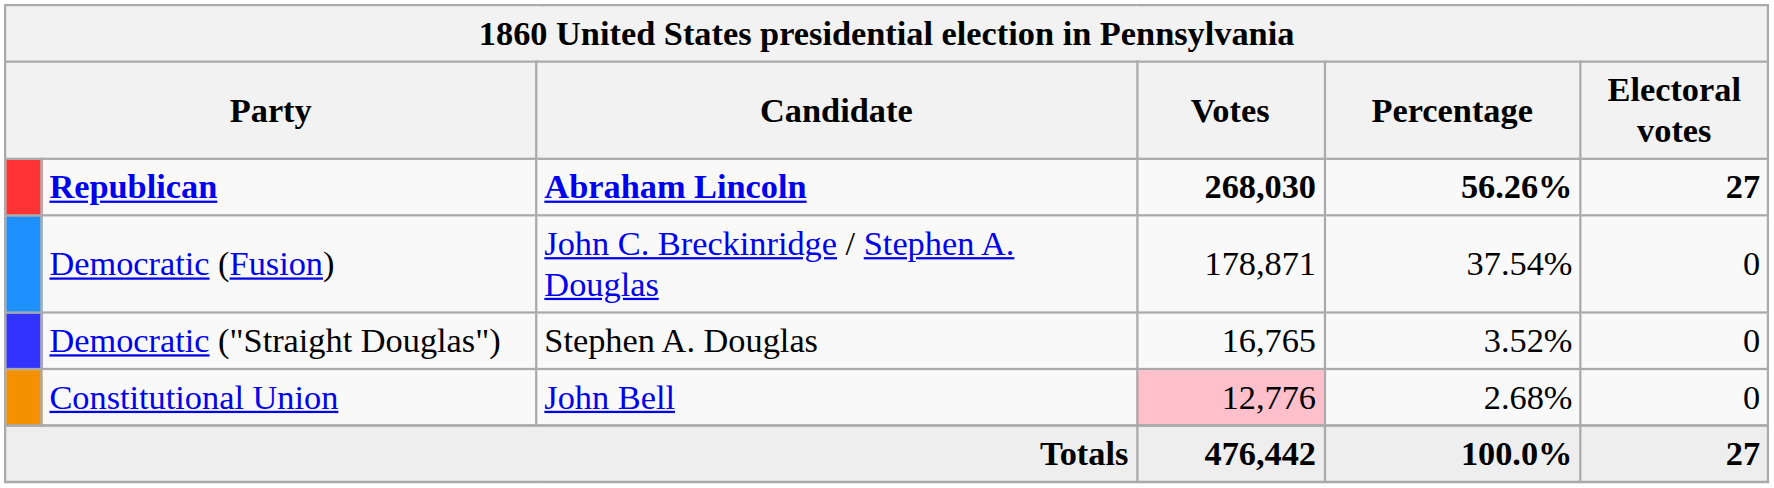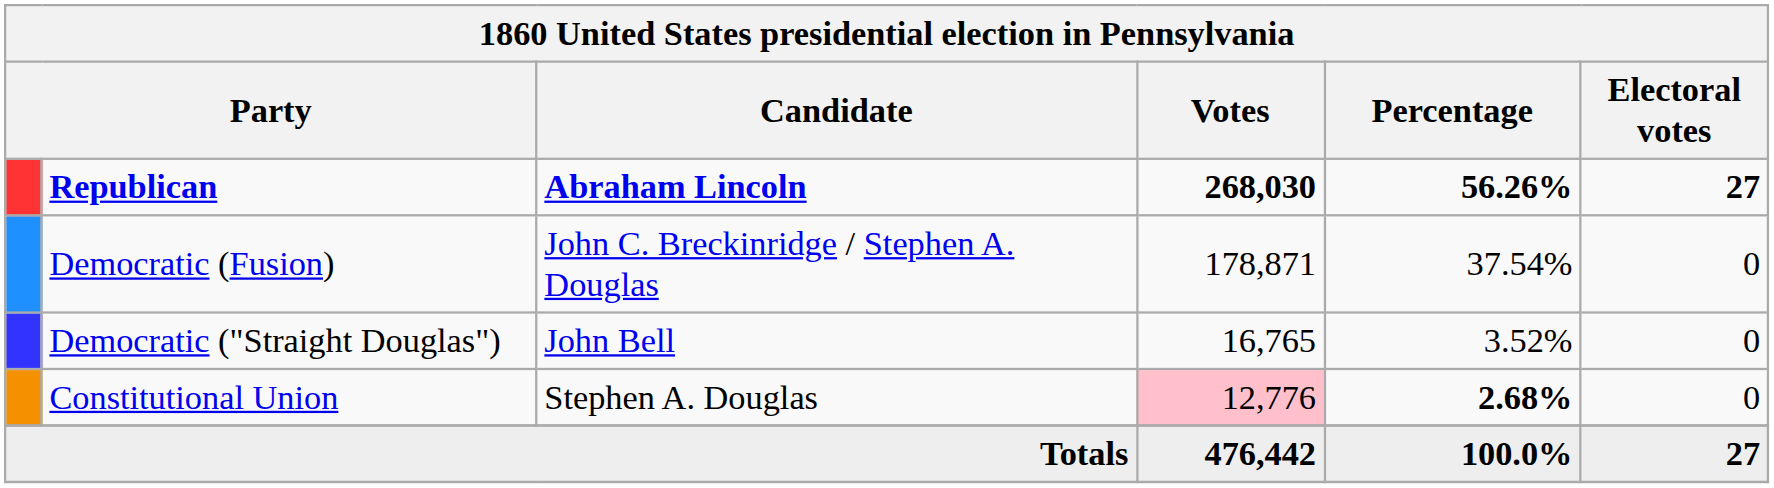(681, 340) Stephen A. Douglas -> (610, 340) John Bell
(610, 397) John Bell -> (681, 397) Stephen A. Douglas
(1528, 397) normal -> (1525, 397) bold
